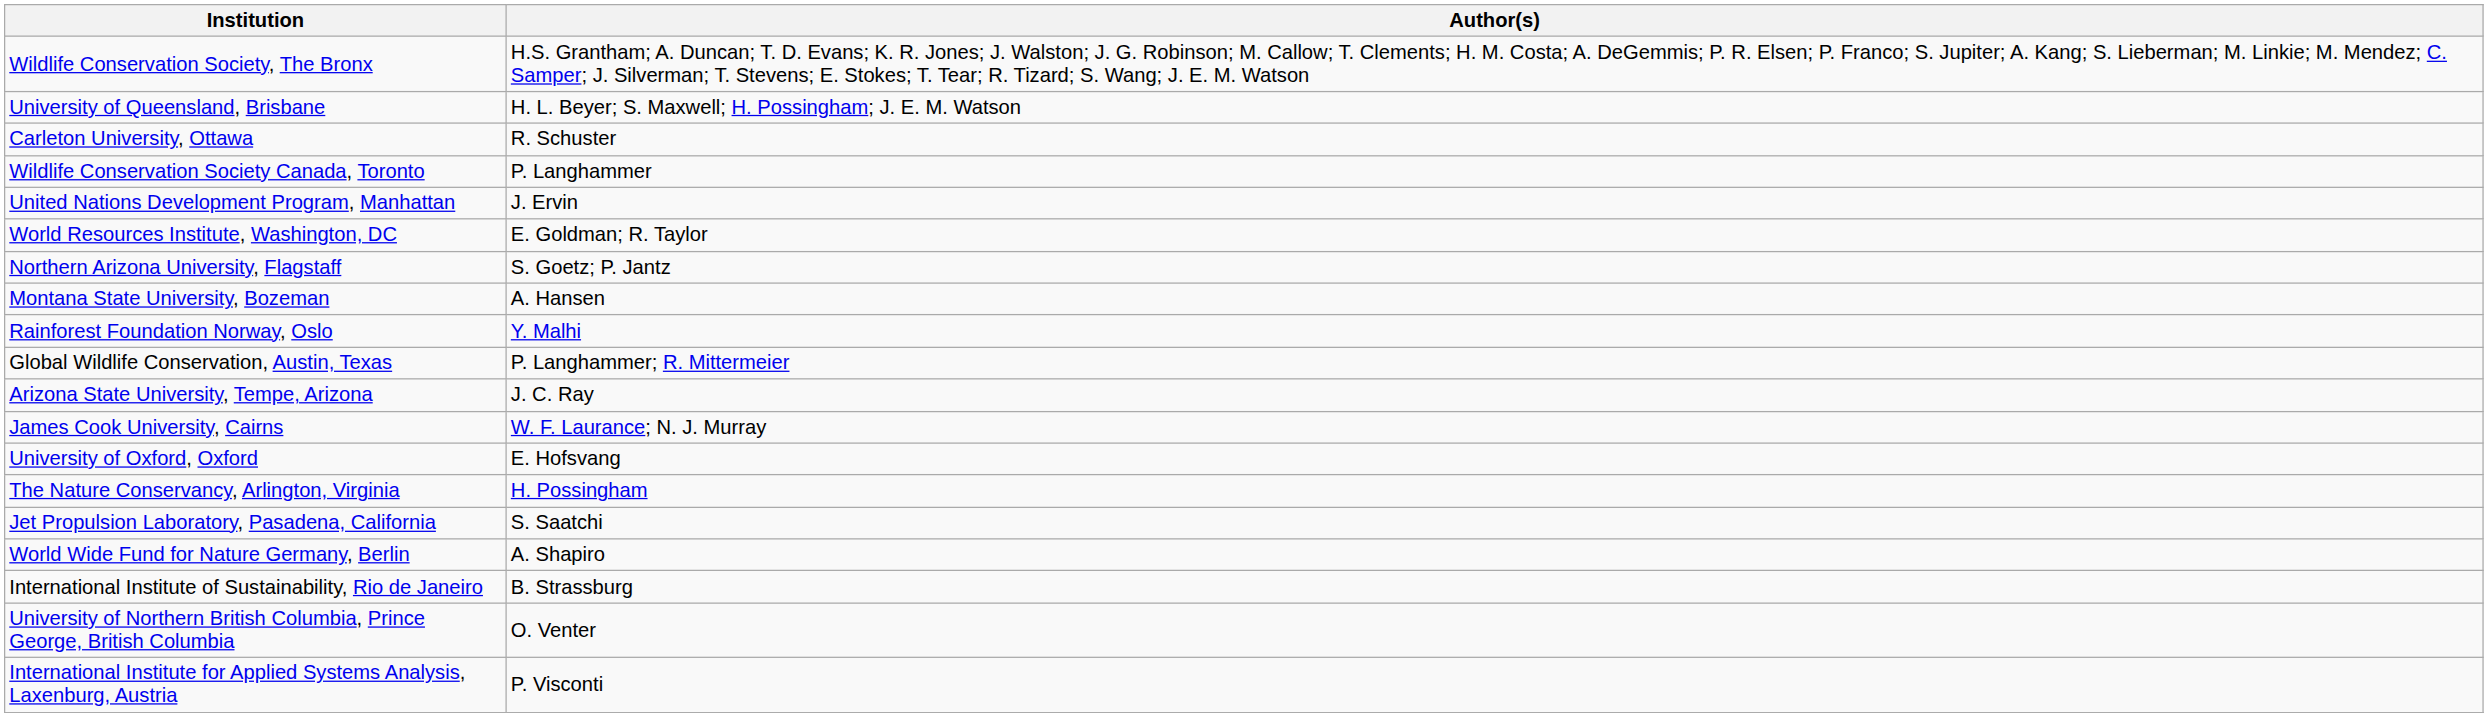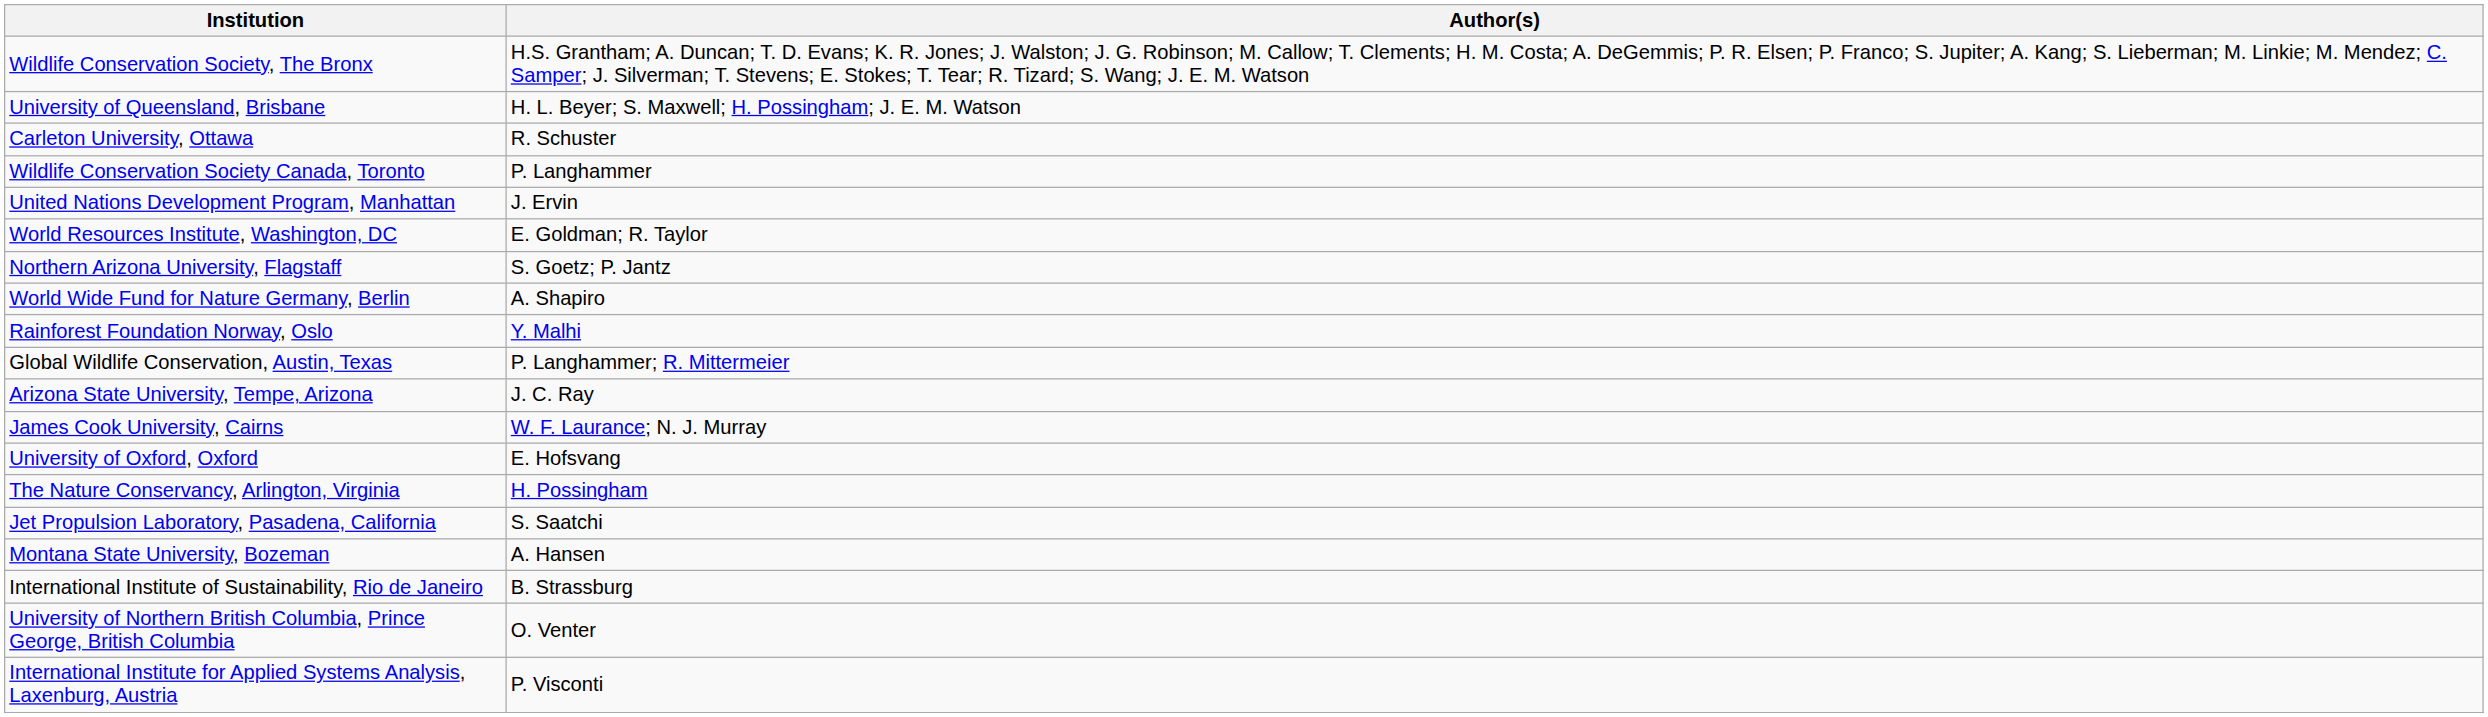rows swapped: (169, 298) <-> (209, 554)
